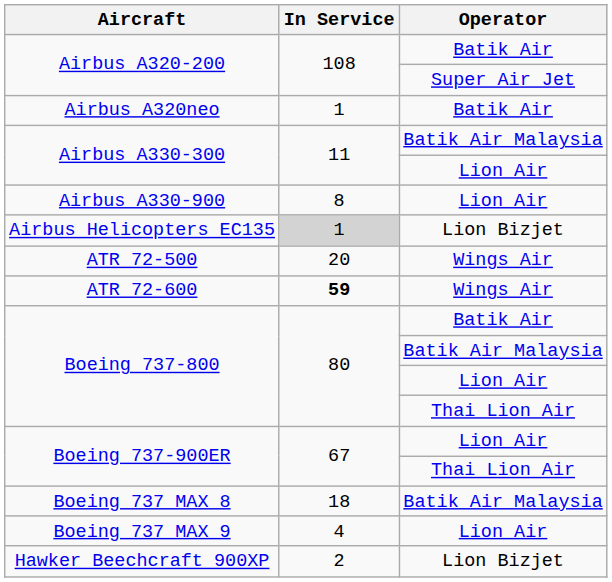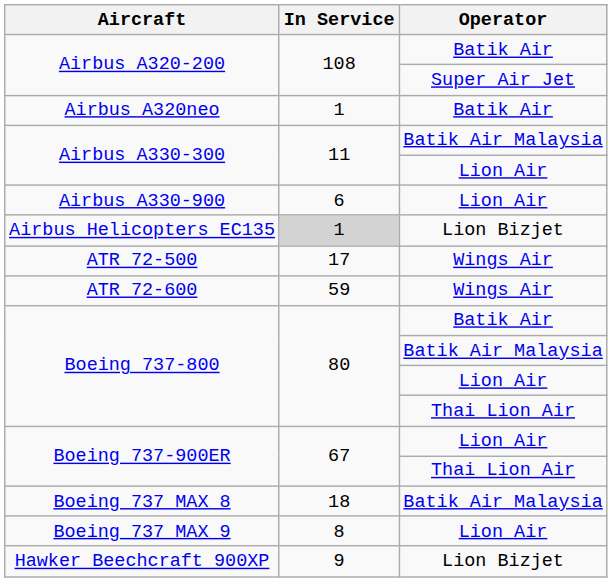(339, 200) 8 -> (339, 200) 6
(339, 260) 20 -> (339, 260) 17
(339, 291) bold -> (339, 291) normal
(339, 531) 4 -> (339, 531) 8
(339, 561) 2 -> (339, 561) 9
